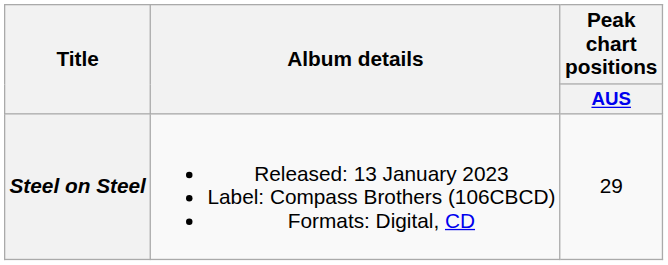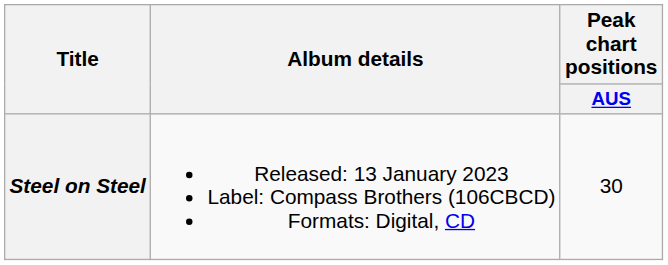(611, 186) 29 -> (611, 186) 30
